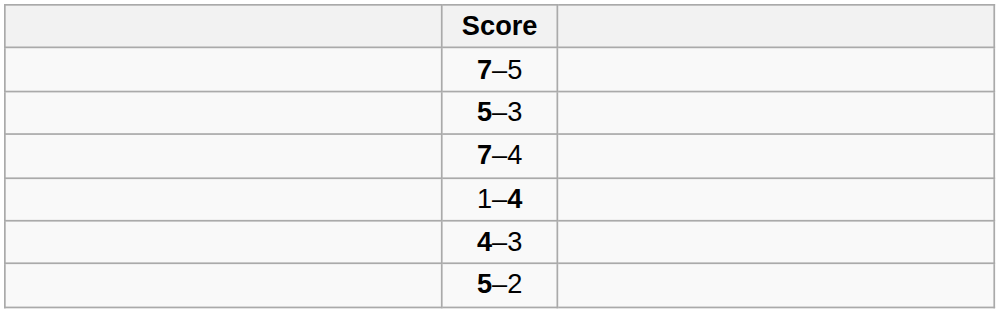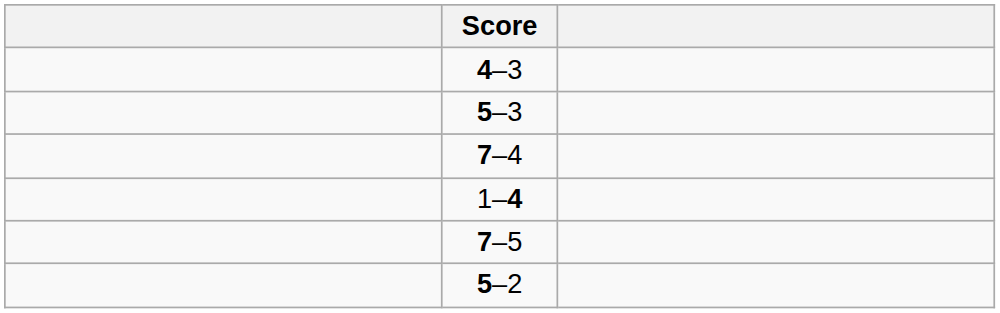rows swapped: (500, 241) <-> (500, 69)
